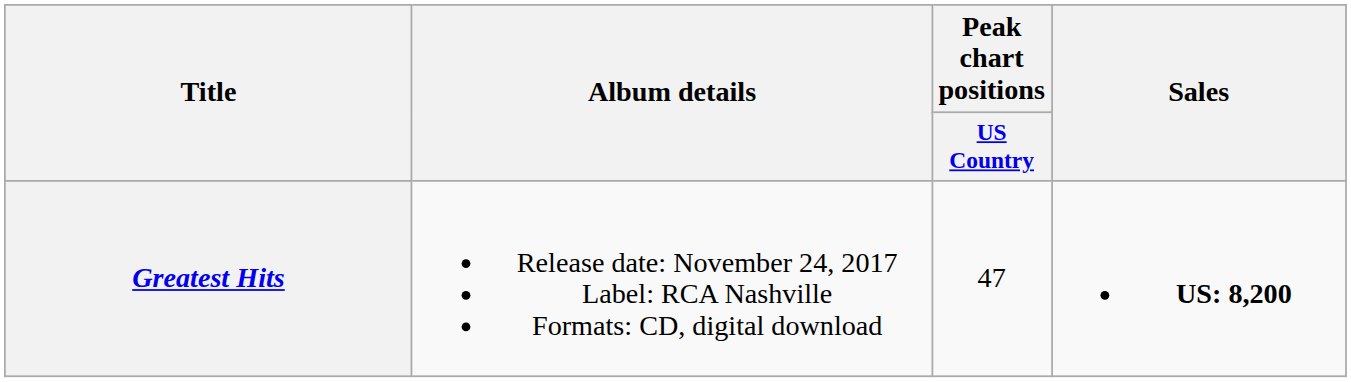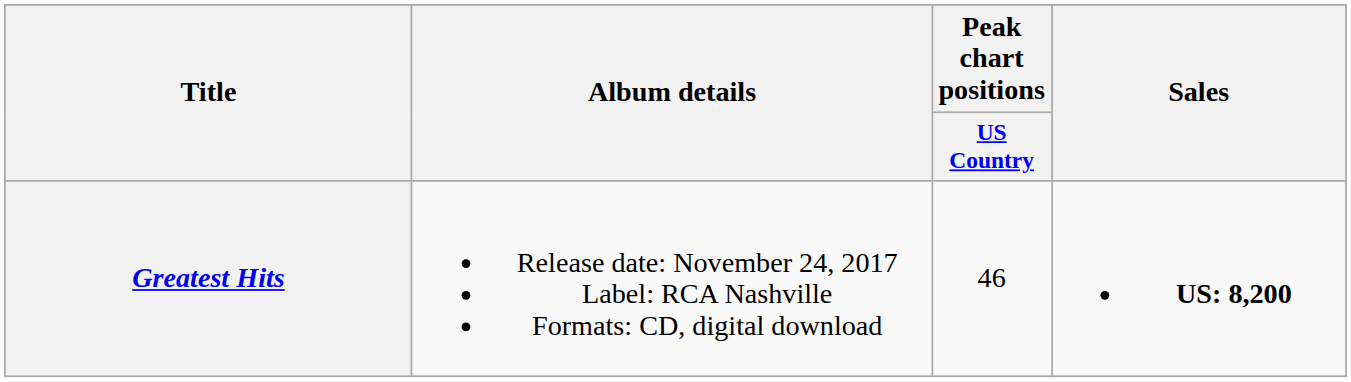(992, 277) 47 -> (992, 277) 46
